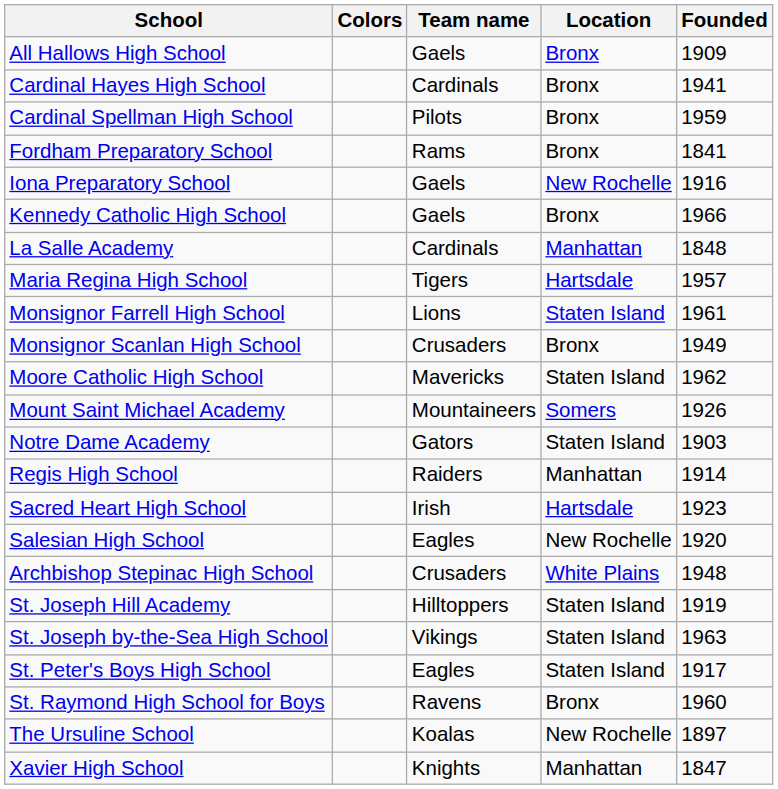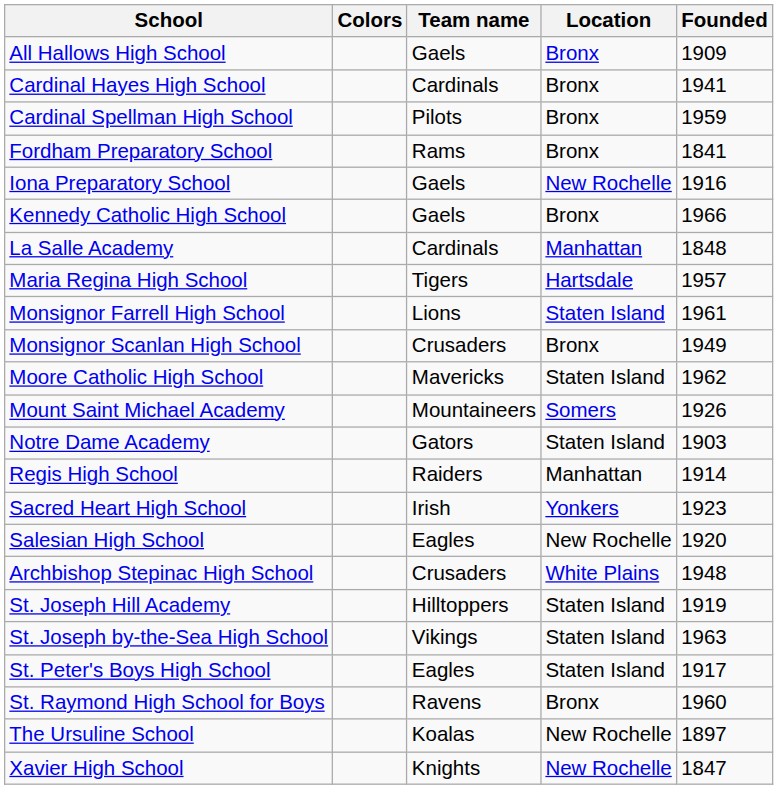(589, 507) Hartsdale -> (582, 507) Yonkers
(594, 767) Manhattan -> (609, 767) New Rochelle
